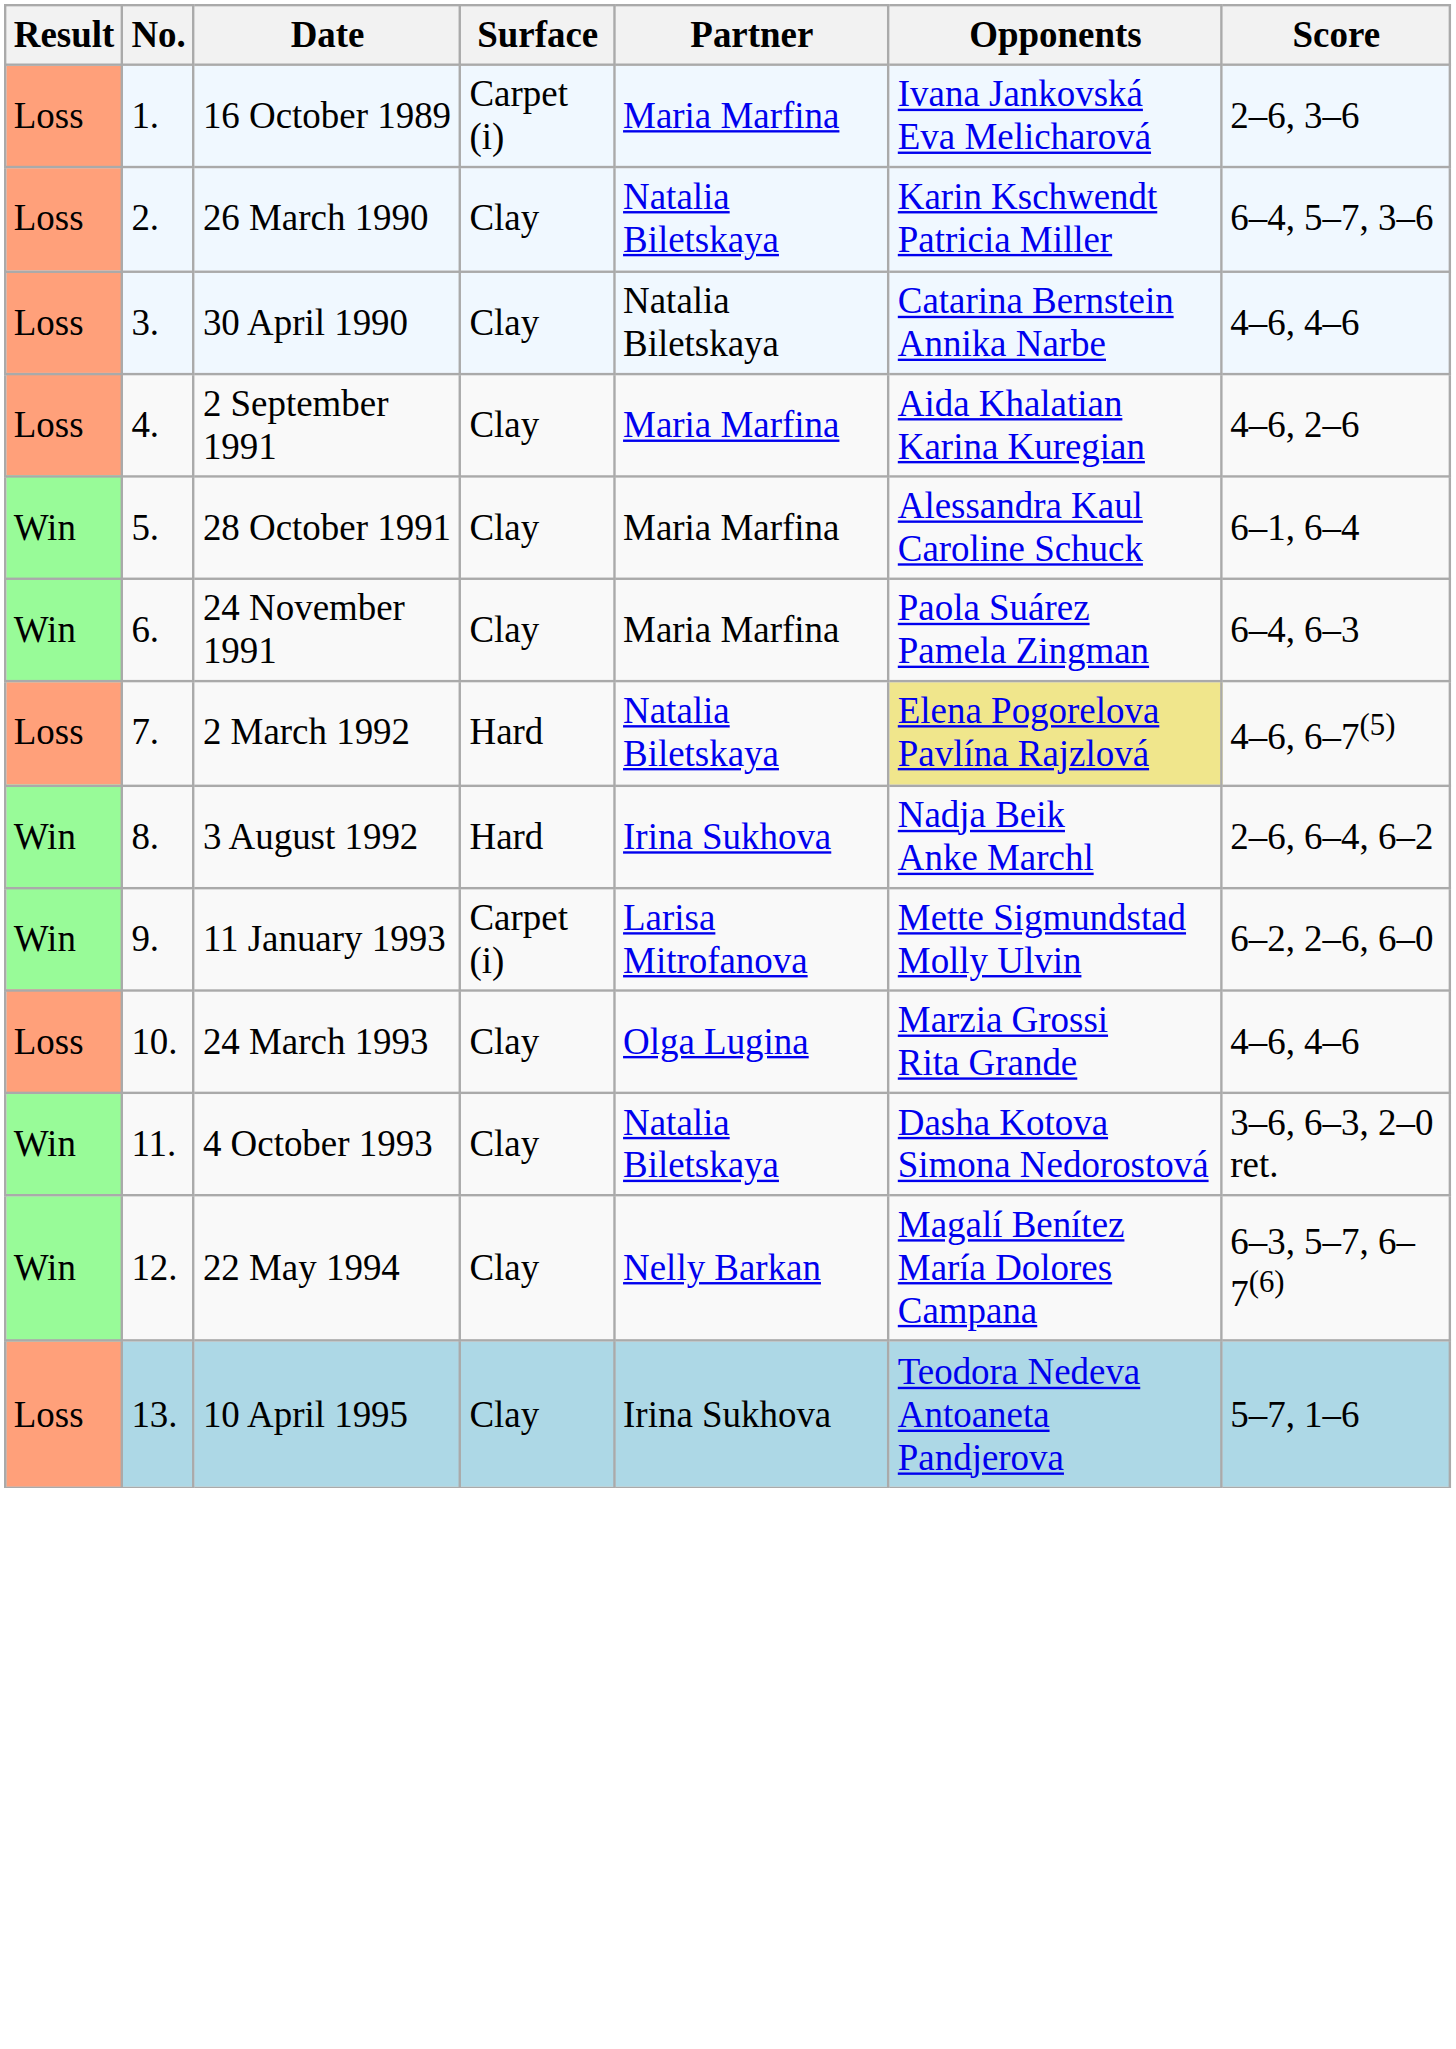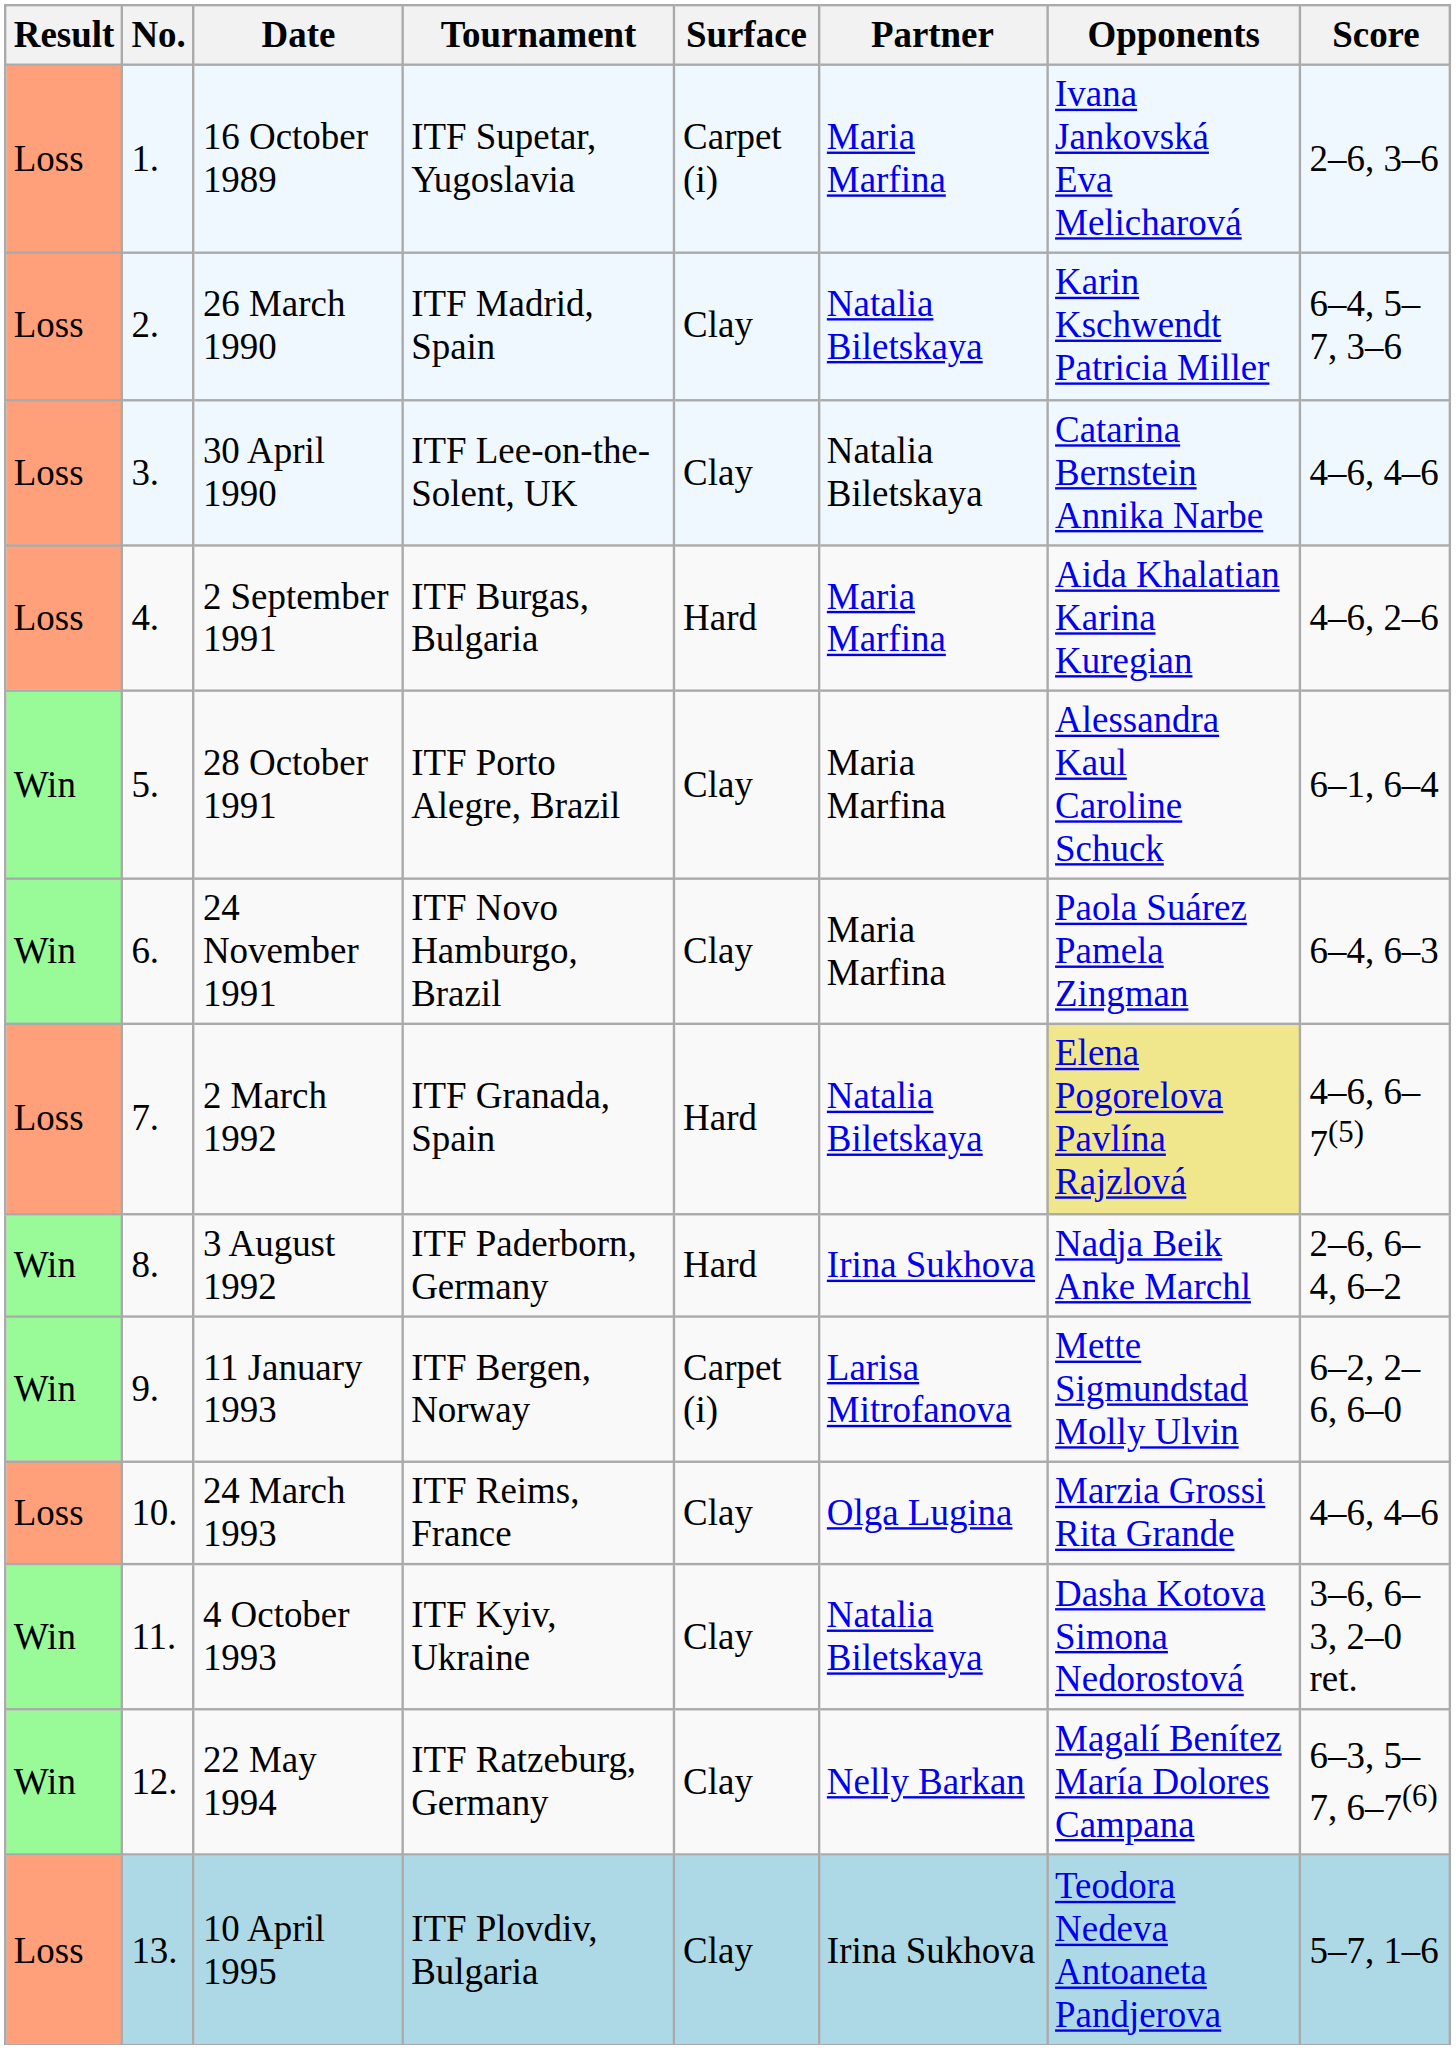+ column: (539, 33)
(504, 423) Clay -> (720, 616) Hard
